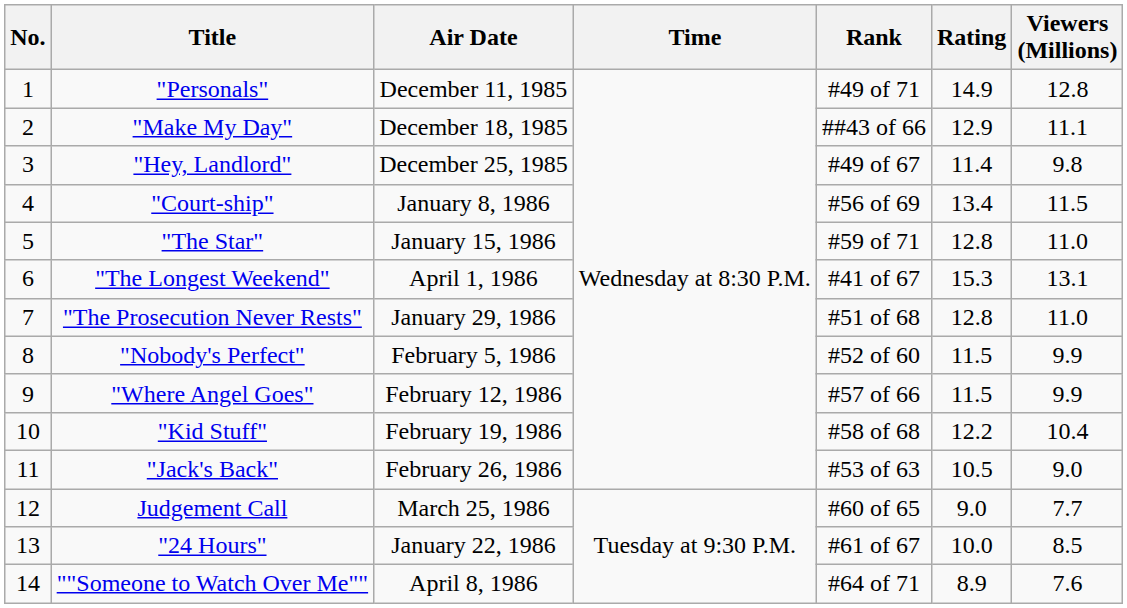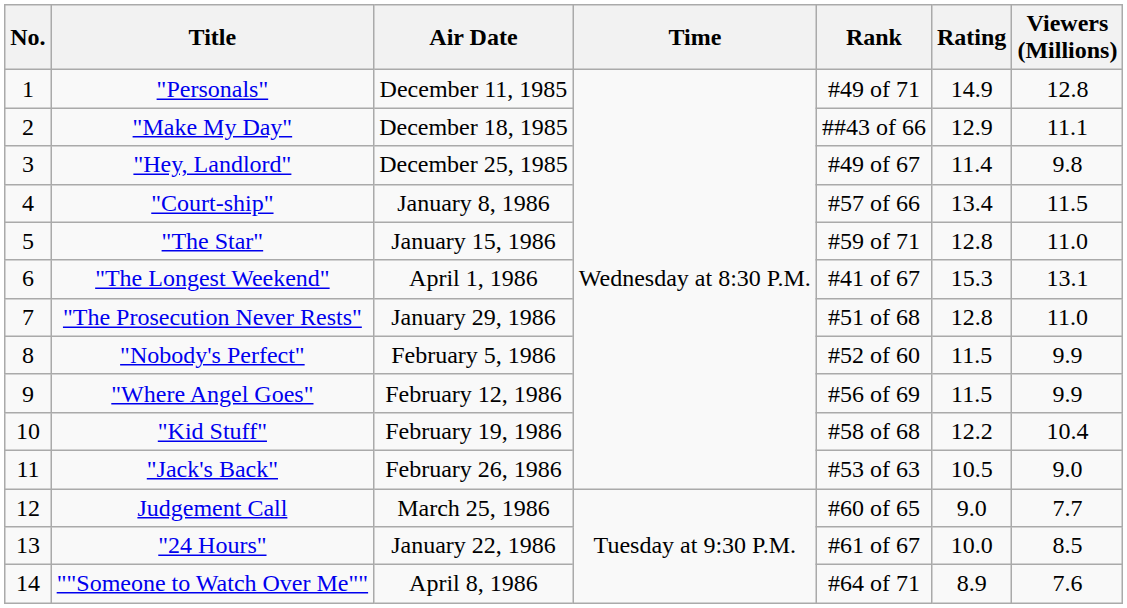(874, 202) #56 of 69 -> (874, 202) #57 of 66
(874, 393) #57 of 66 -> (874, 393) #56 of 69
